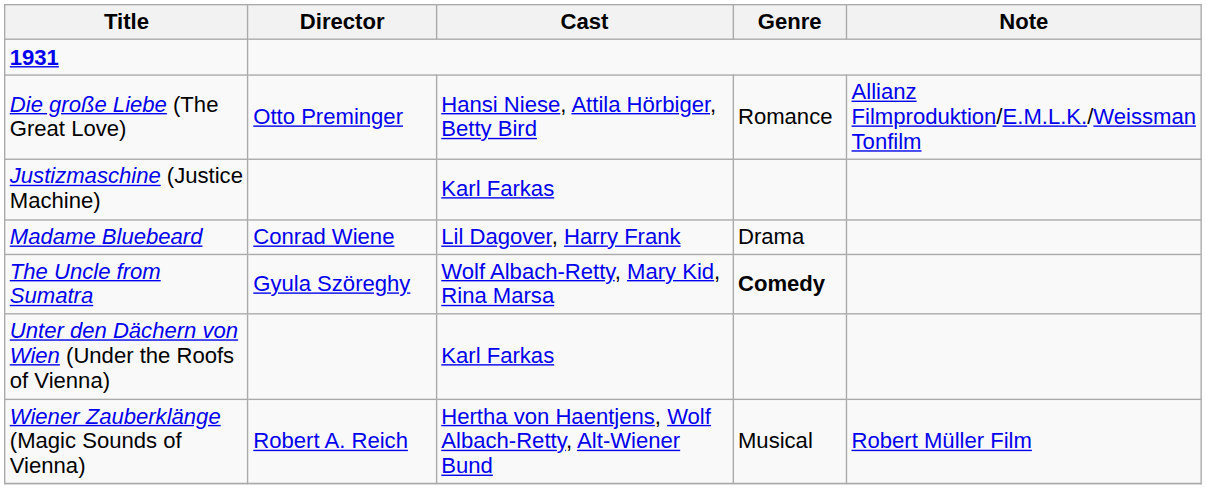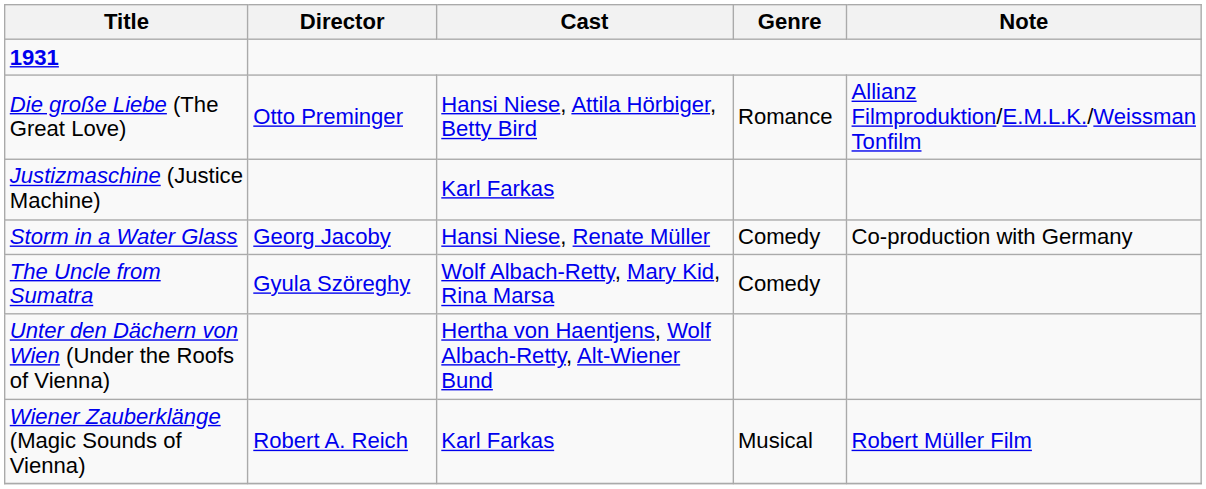- row: (106, 236)
+ row: (124, 236)
(782, 284) bold -> (779, 284) normal
(498, 356) Karl Farkas -> (576, 356) Hertha von Haentjens, Wolf Albach-Retty, Alt-Wiener Bund
(576, 441) Hertha von Haentjens, Wolf Albach-Retty, Alt-Wiener Bund -> (498, 441) Karl Farkas
